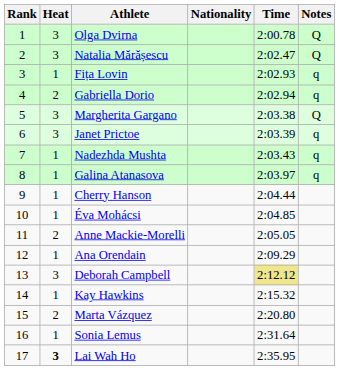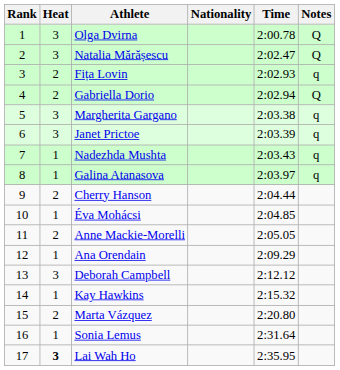(56, 74) 1 -> (56, 74) 2
(316, 94) q -> (316, 94) Q
(316, 114) Q -> (316, 114) q
(56, 194) 1 -> (56, 194) 2
(276, 275) khaki background -> (276, 275) no background
